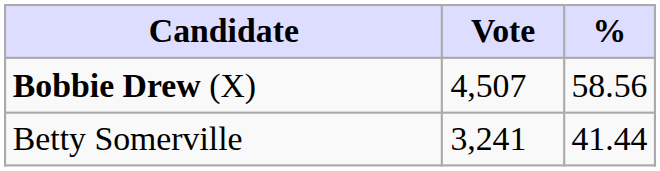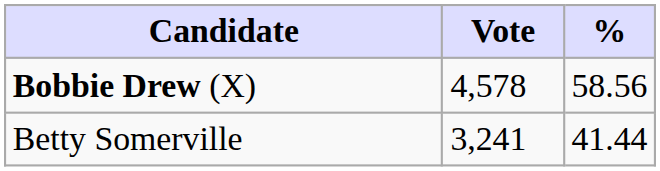(488, 84) 4,507 -> (488, 84) 4,578
